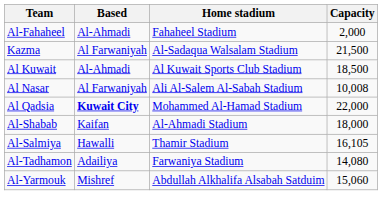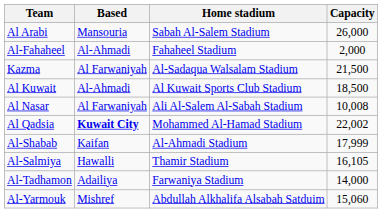+ row: (27, 32)
(352, 106) 22,000 -> (352, 124) 22,002
(352, 124) 18,000 -> (352, 143) 17,999
(352, 161) 14,080 -> (352, 180) 14,000
